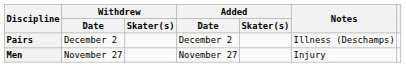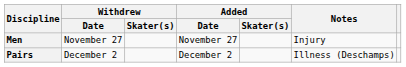rows swapped: (14, 55) <-> (20, 40)
